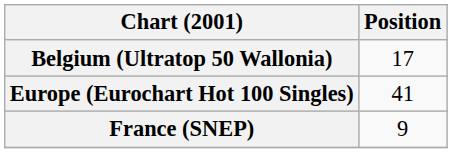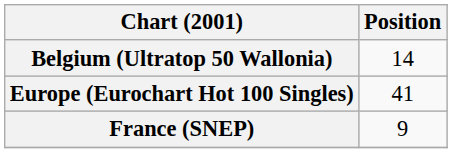(403, 57) 17 -> (403, 57) 14
